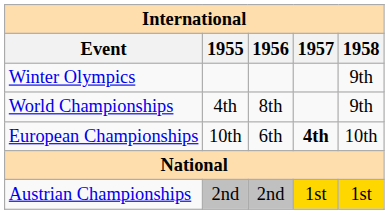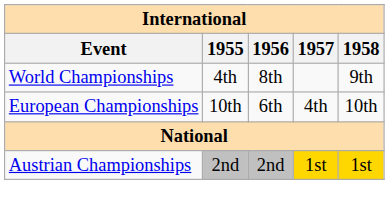- row: (72, 77)
(316, 135) bold -> (316, 106) normal
